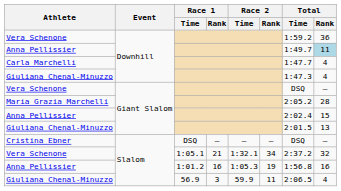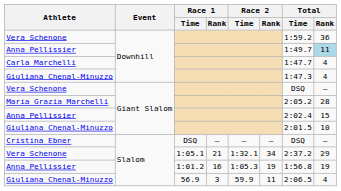(325, 127) 13 -> (325, 127) 10
(325, 153) 32 -> (325, 153) 29
(325, 166) 16 -> (325, 166) 19
